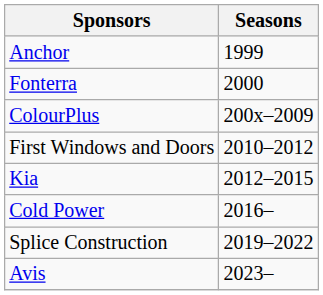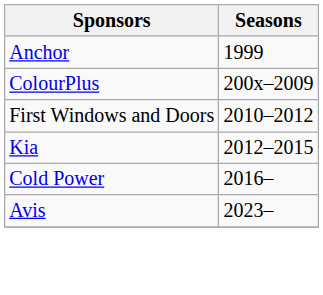- row: (43, 83)
- row: (88, 242)
